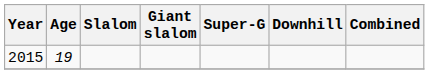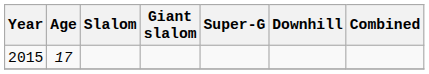(64, 57) 19 -> (64, 57) 17
